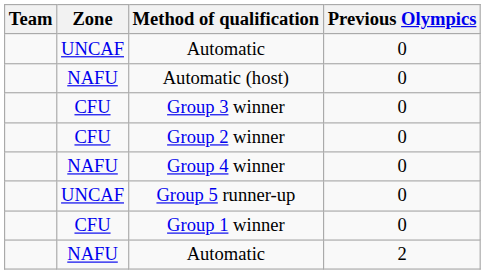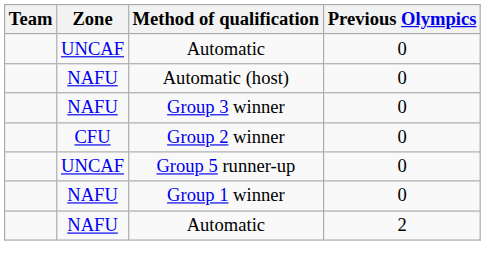(93, 107) CFU -> (93, 107) NAFU
- row: (226, 166)
(93, 225) CFU -> (93, 195) NAFU
